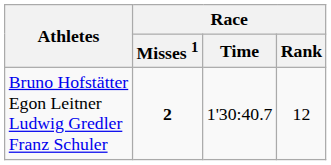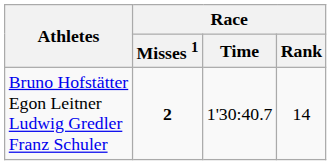(301, 113) 12 -> (301, 113) 14
